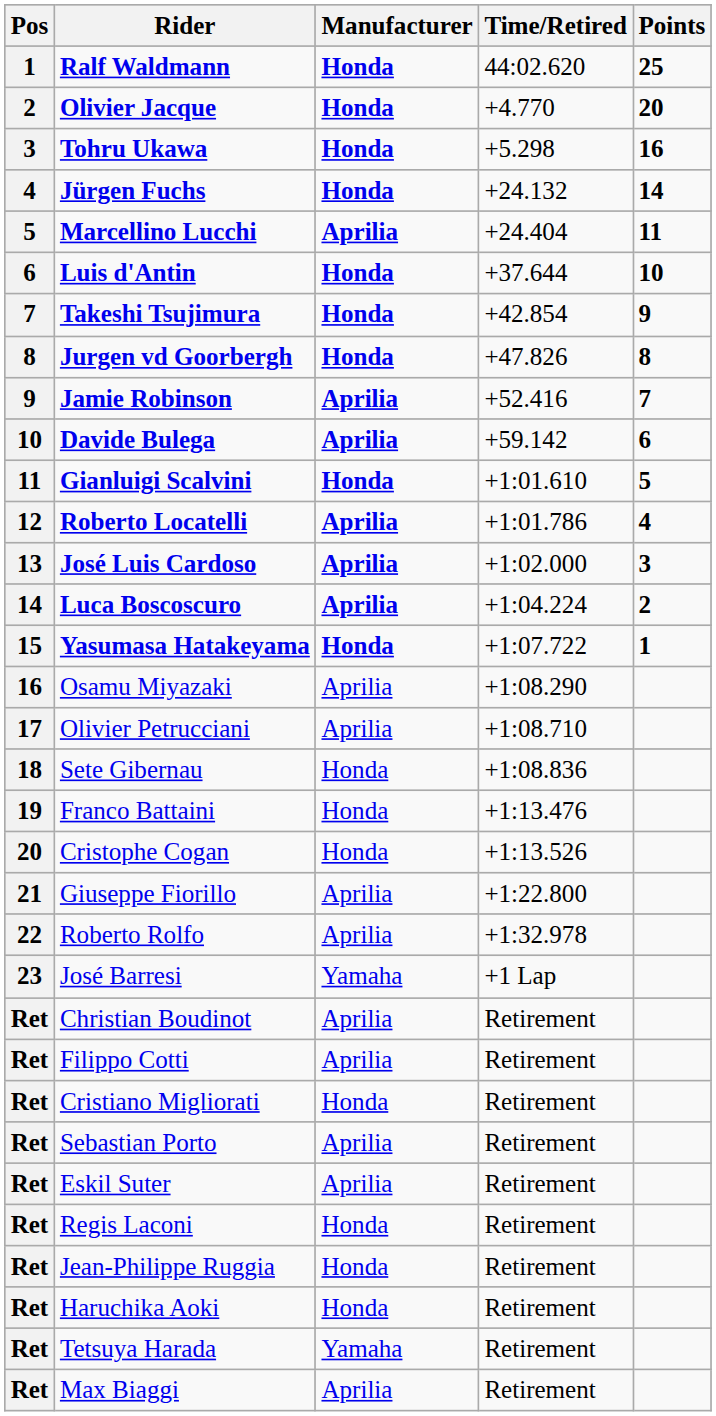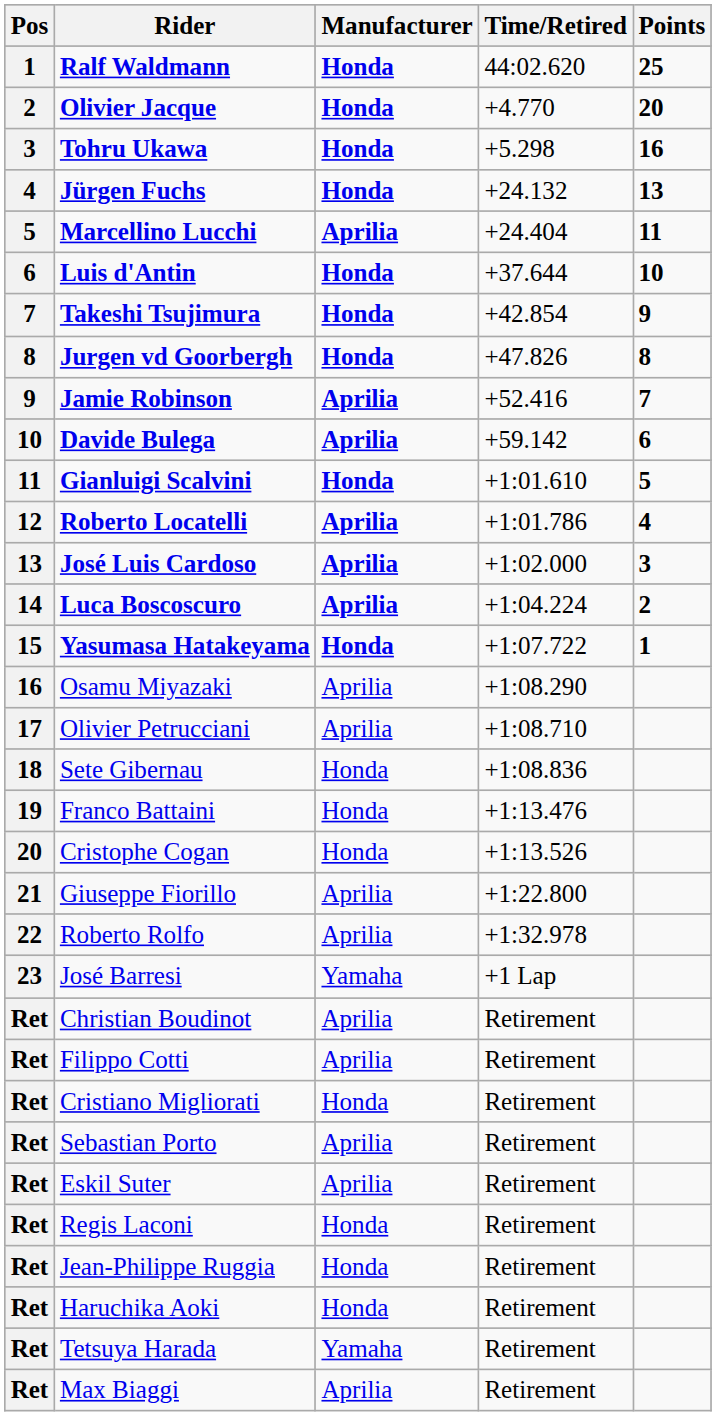(651, 190) 14 -> (651, 190) 13
